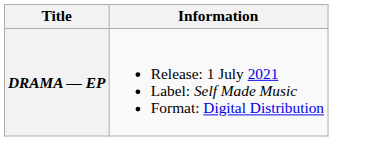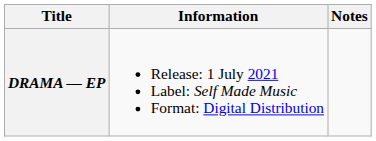+ column: (349, 16)
